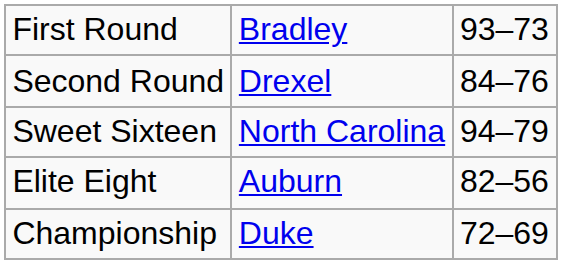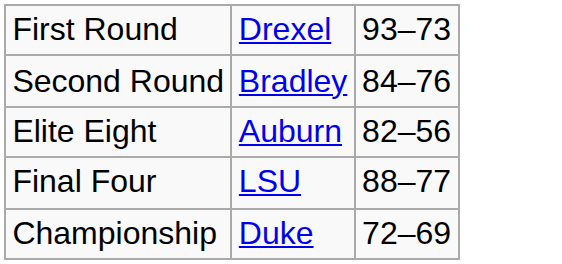(293, 29) Bradley -> (285, 29) Drexel
(285, 80) Drexel -> (293, 80) Bradley
- row: (115, 131)
+ row: (84, 182)
